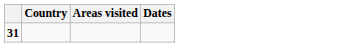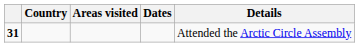+ column: (264, 13)
